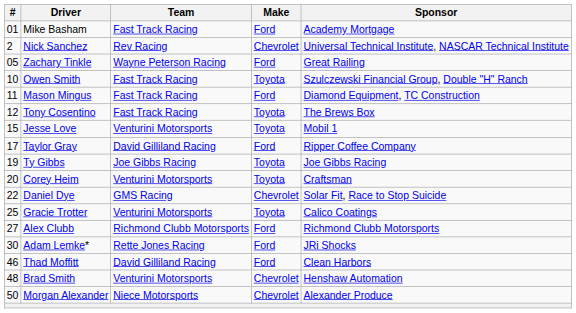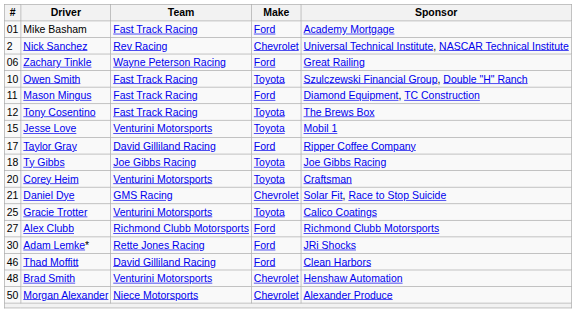(13, 63) 05 -> (13, 63) 06
(13, 162) 19 -> (13, 162) 18
(13, 195) 22 -> (13, 195) 21
